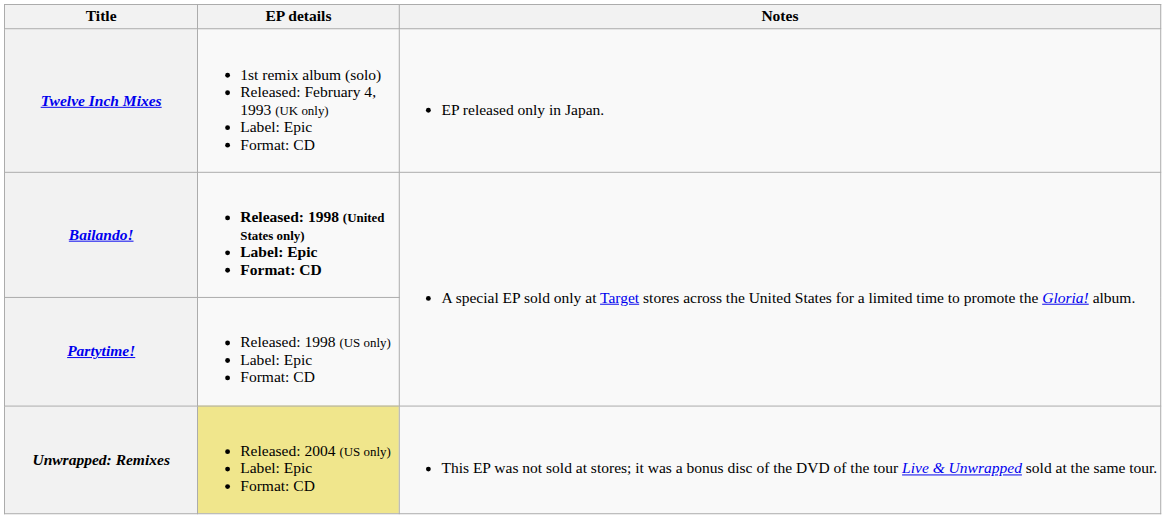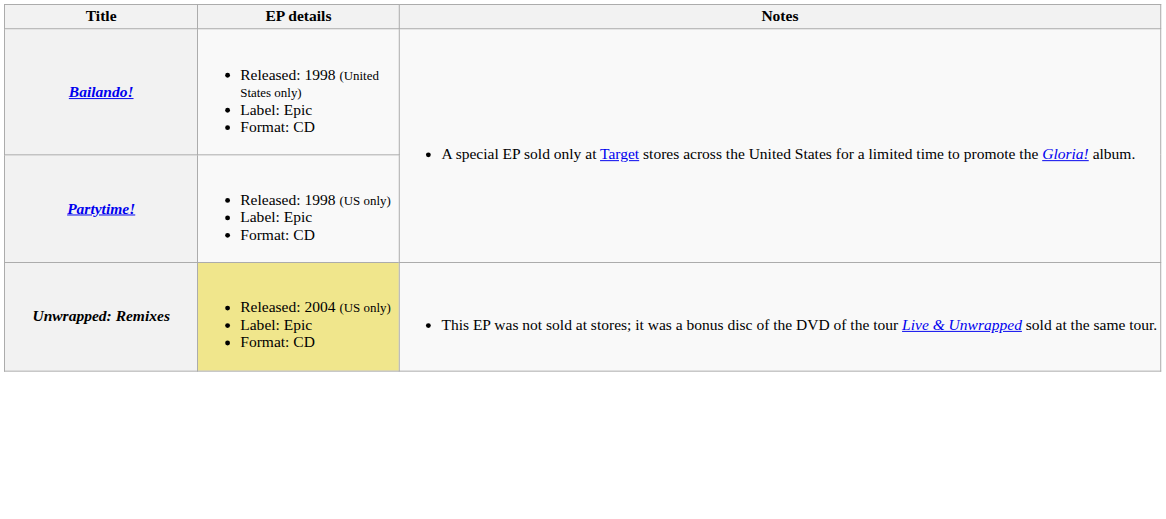- row: (101, 100)
(298, 244) bold -> (298, 101) normal
